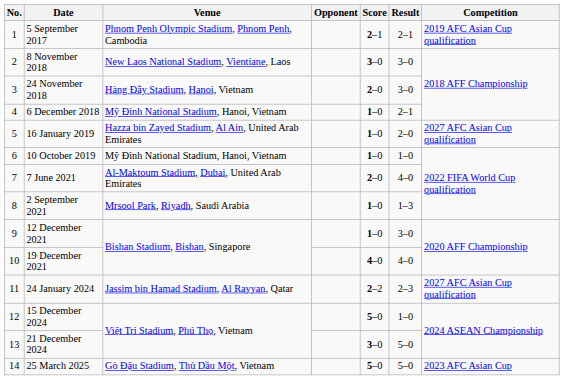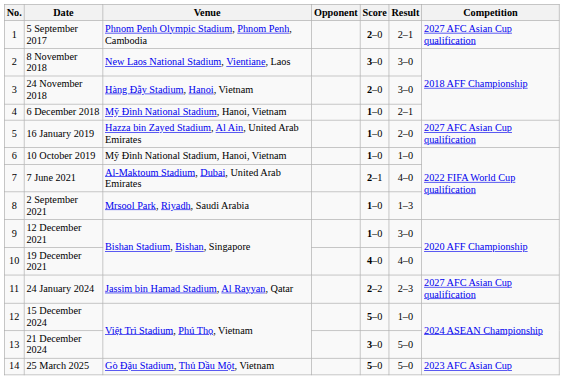(375, 34) 2–1 -> (375, 34) 2–0
(468, 34) 2019 AFC Asian Cup qualification -> (468, 34) 2027 AFC Asian Cup qualification
(375, 178) 2–0 -> (375, 178) 2–1
